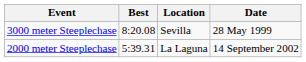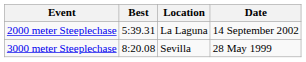rows swapped: (62, 48) <-> (62, 30)
